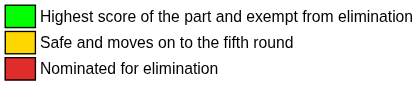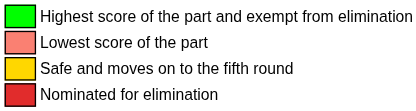+ row: (124, 43)
